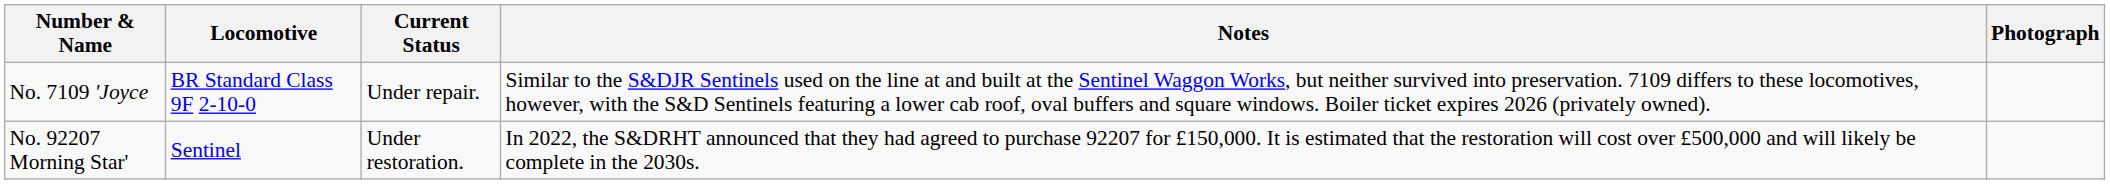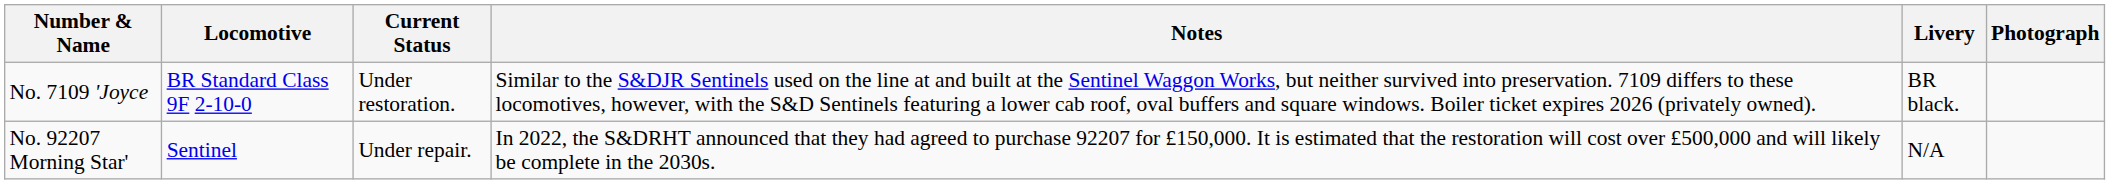+ column: (1944, 33)
(423, 91) Under repair. -> (407, 91) Under restoration.
(415, 149) Under restoration. -> (415, 149) Under repair.
